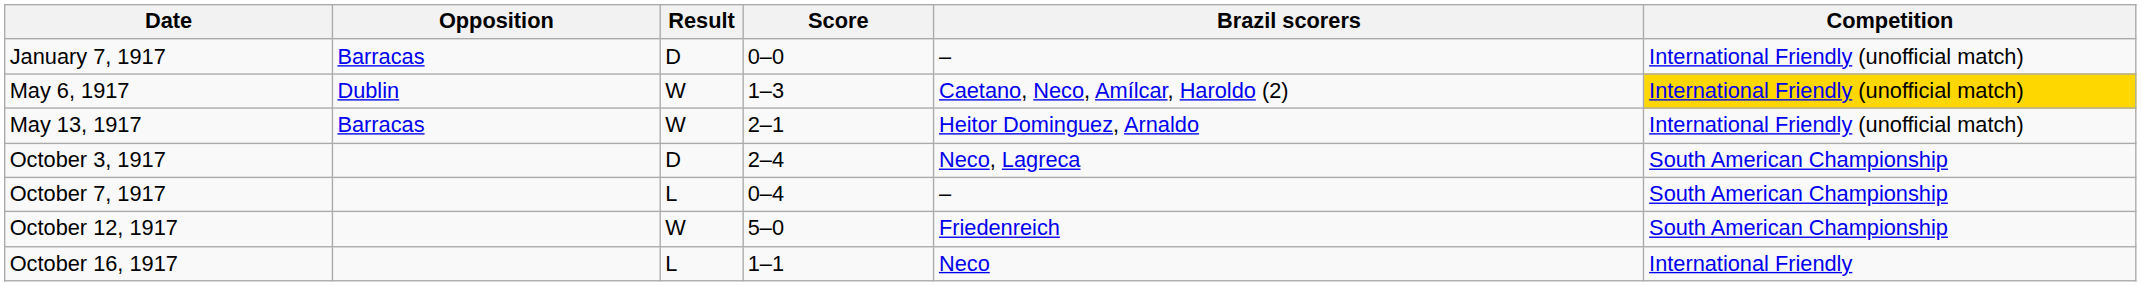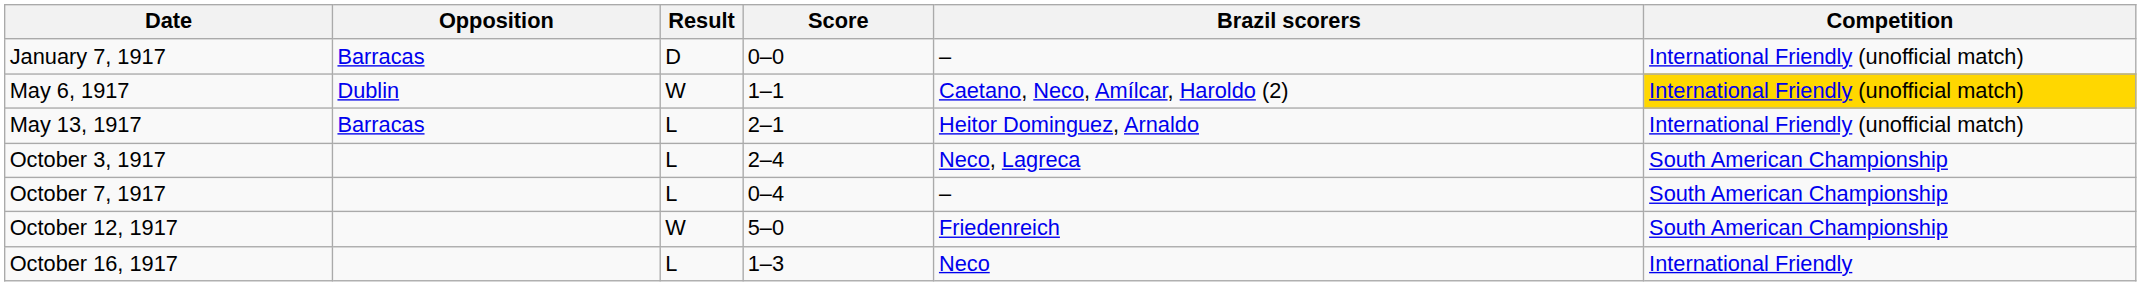(766, 90) 1–3 -> (766, 90) 1–1
(675, 125) W -> (671, 125) L
(673, 159) D -> (671, 159) L
(766, 263) 1–1 -> (766, 263) 1–3
